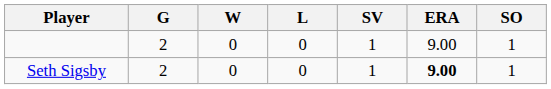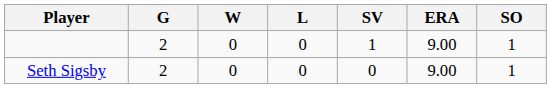(372, 70) 1 -> (372, 70) 0
(442, 70) bold -> (442, 70) normal
